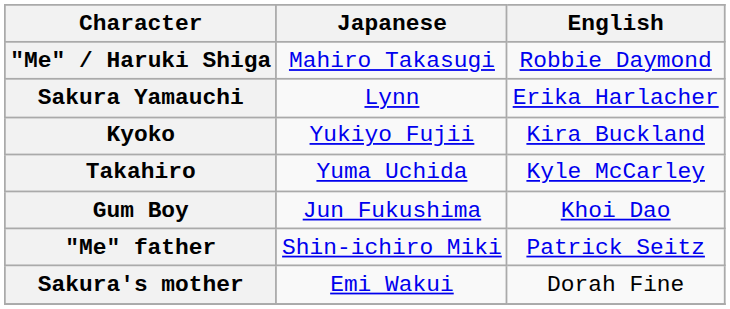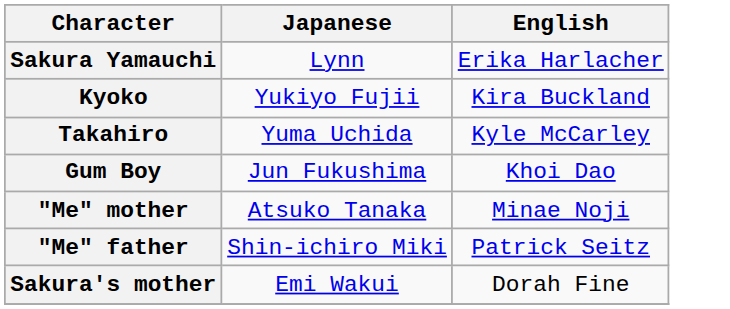- row: (141, 61)
+ row: (113, 210)
